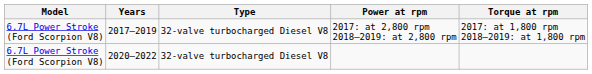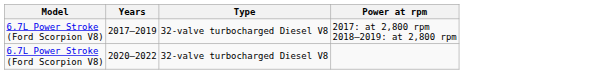- column: (523, 12)
